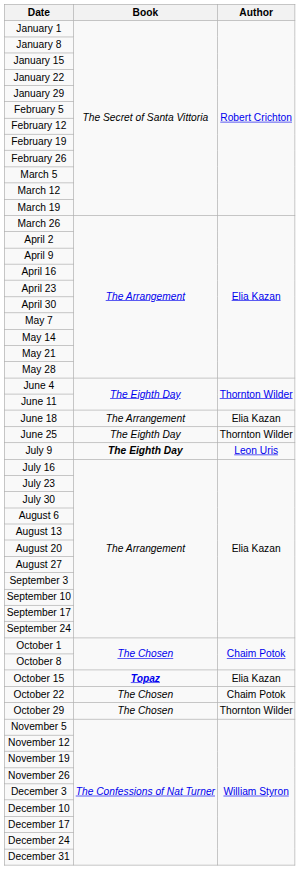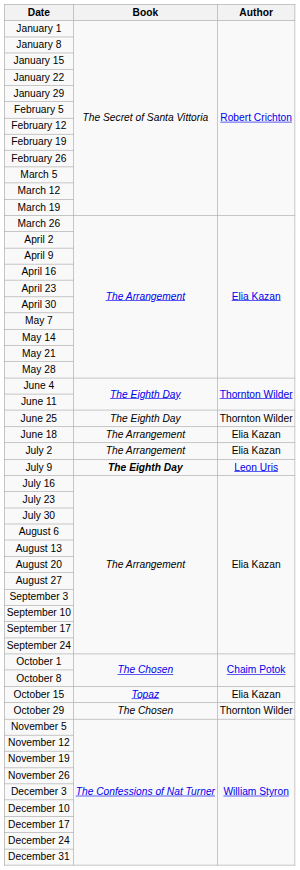rows swapped: (39, 418) <-> (39, 434)
+ row: (39, 451)
(145, 678) bold -> (145, 694) normal
- row: (39, 694)
